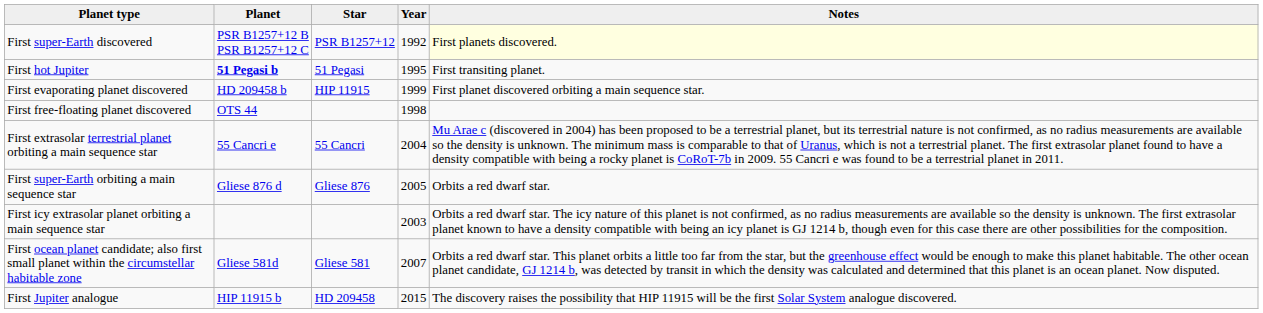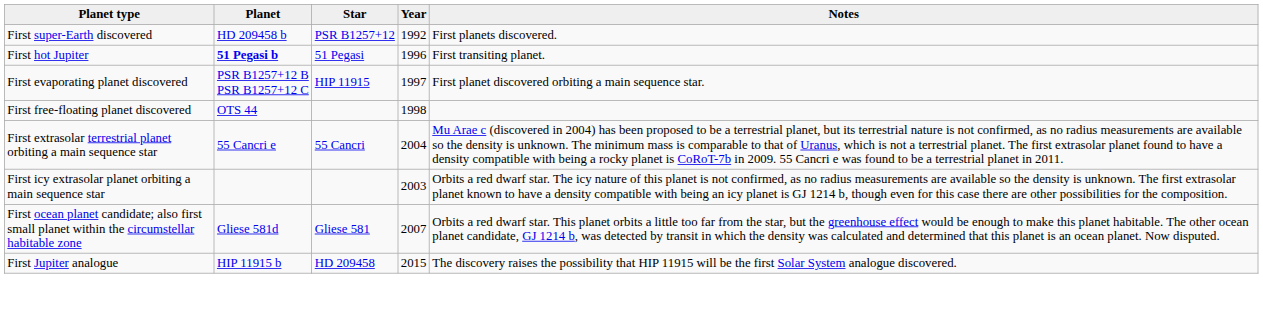(263, 42) PSR B1257+12 B PSR B1257+12 C -> (252, 34) HD 209458 b
(495, 42) lightyellow background -> (495, 34) no background
(414, 69) 1995 -> (414, 55) 1996
(252, 89) HD 209458 b -> (263, 82) PSR B1257+12 B PSR B1257+12 C
(414, 89) 1999 -> (414, 82) 1997
- row: (91, 186)
